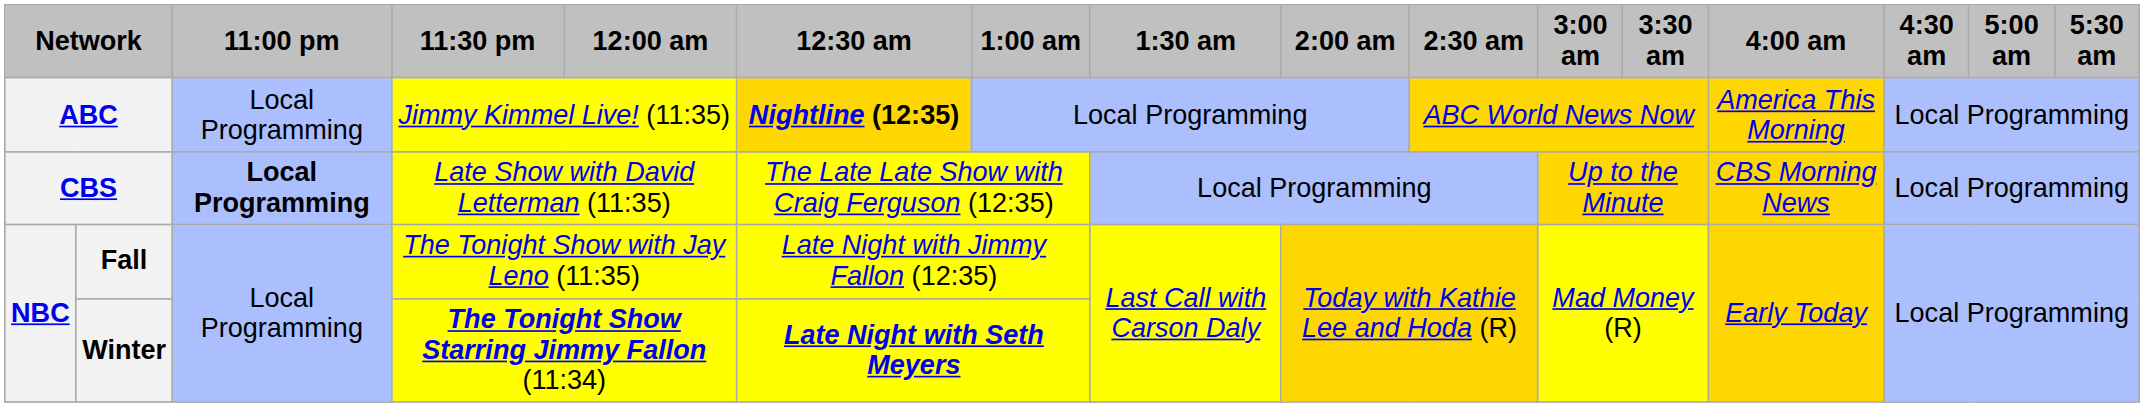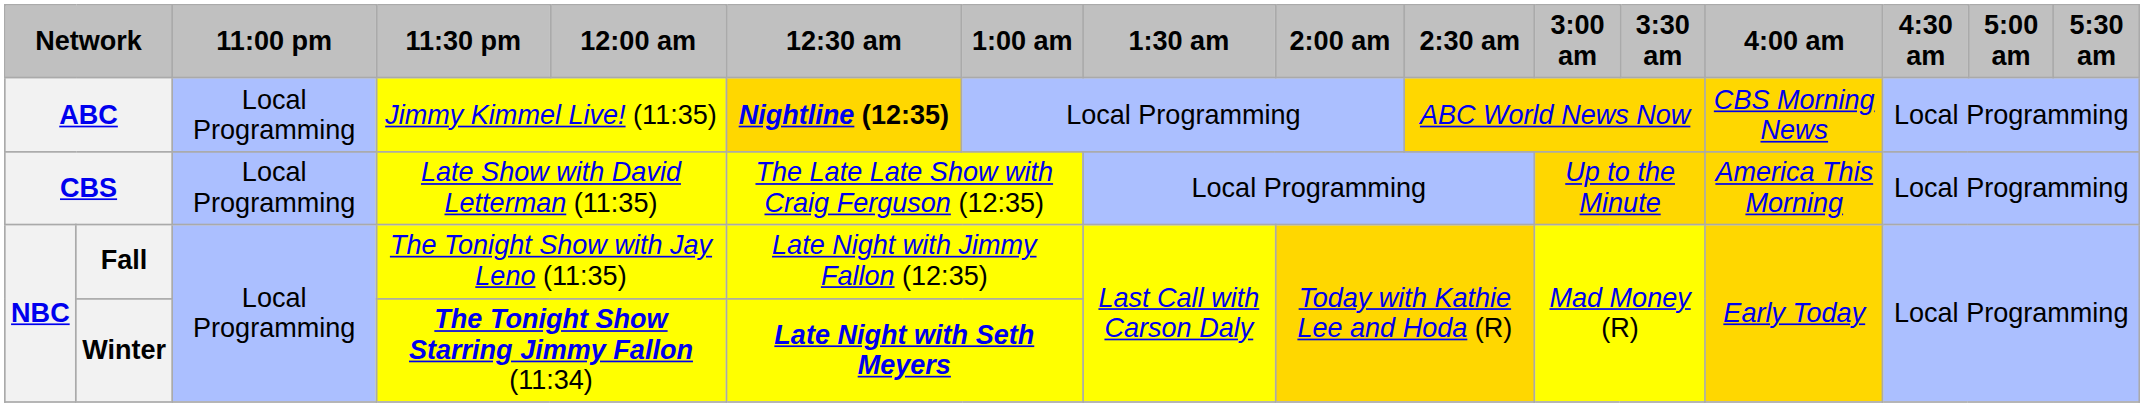(1796, 114) America This Morning -> (1794, 114) CBS Morning News
(282, 187) bold -> (274, 187) normal
(1796, 187) CBS Morning News -> (1794, 187) America This Morning
